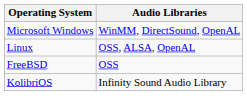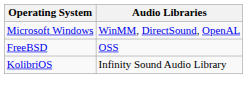- row: (20, 47)
